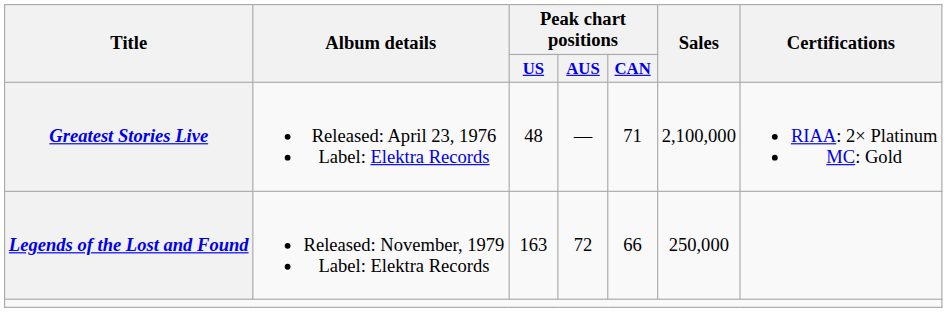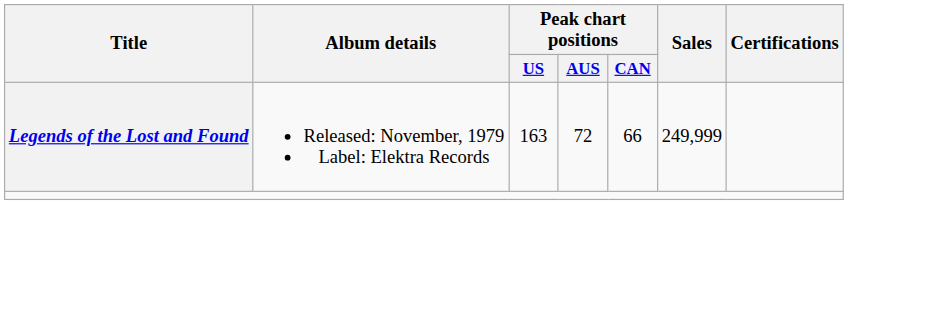- row: (129, 136)
(699, 244) 250,000 -> (692, 136) 249,999
